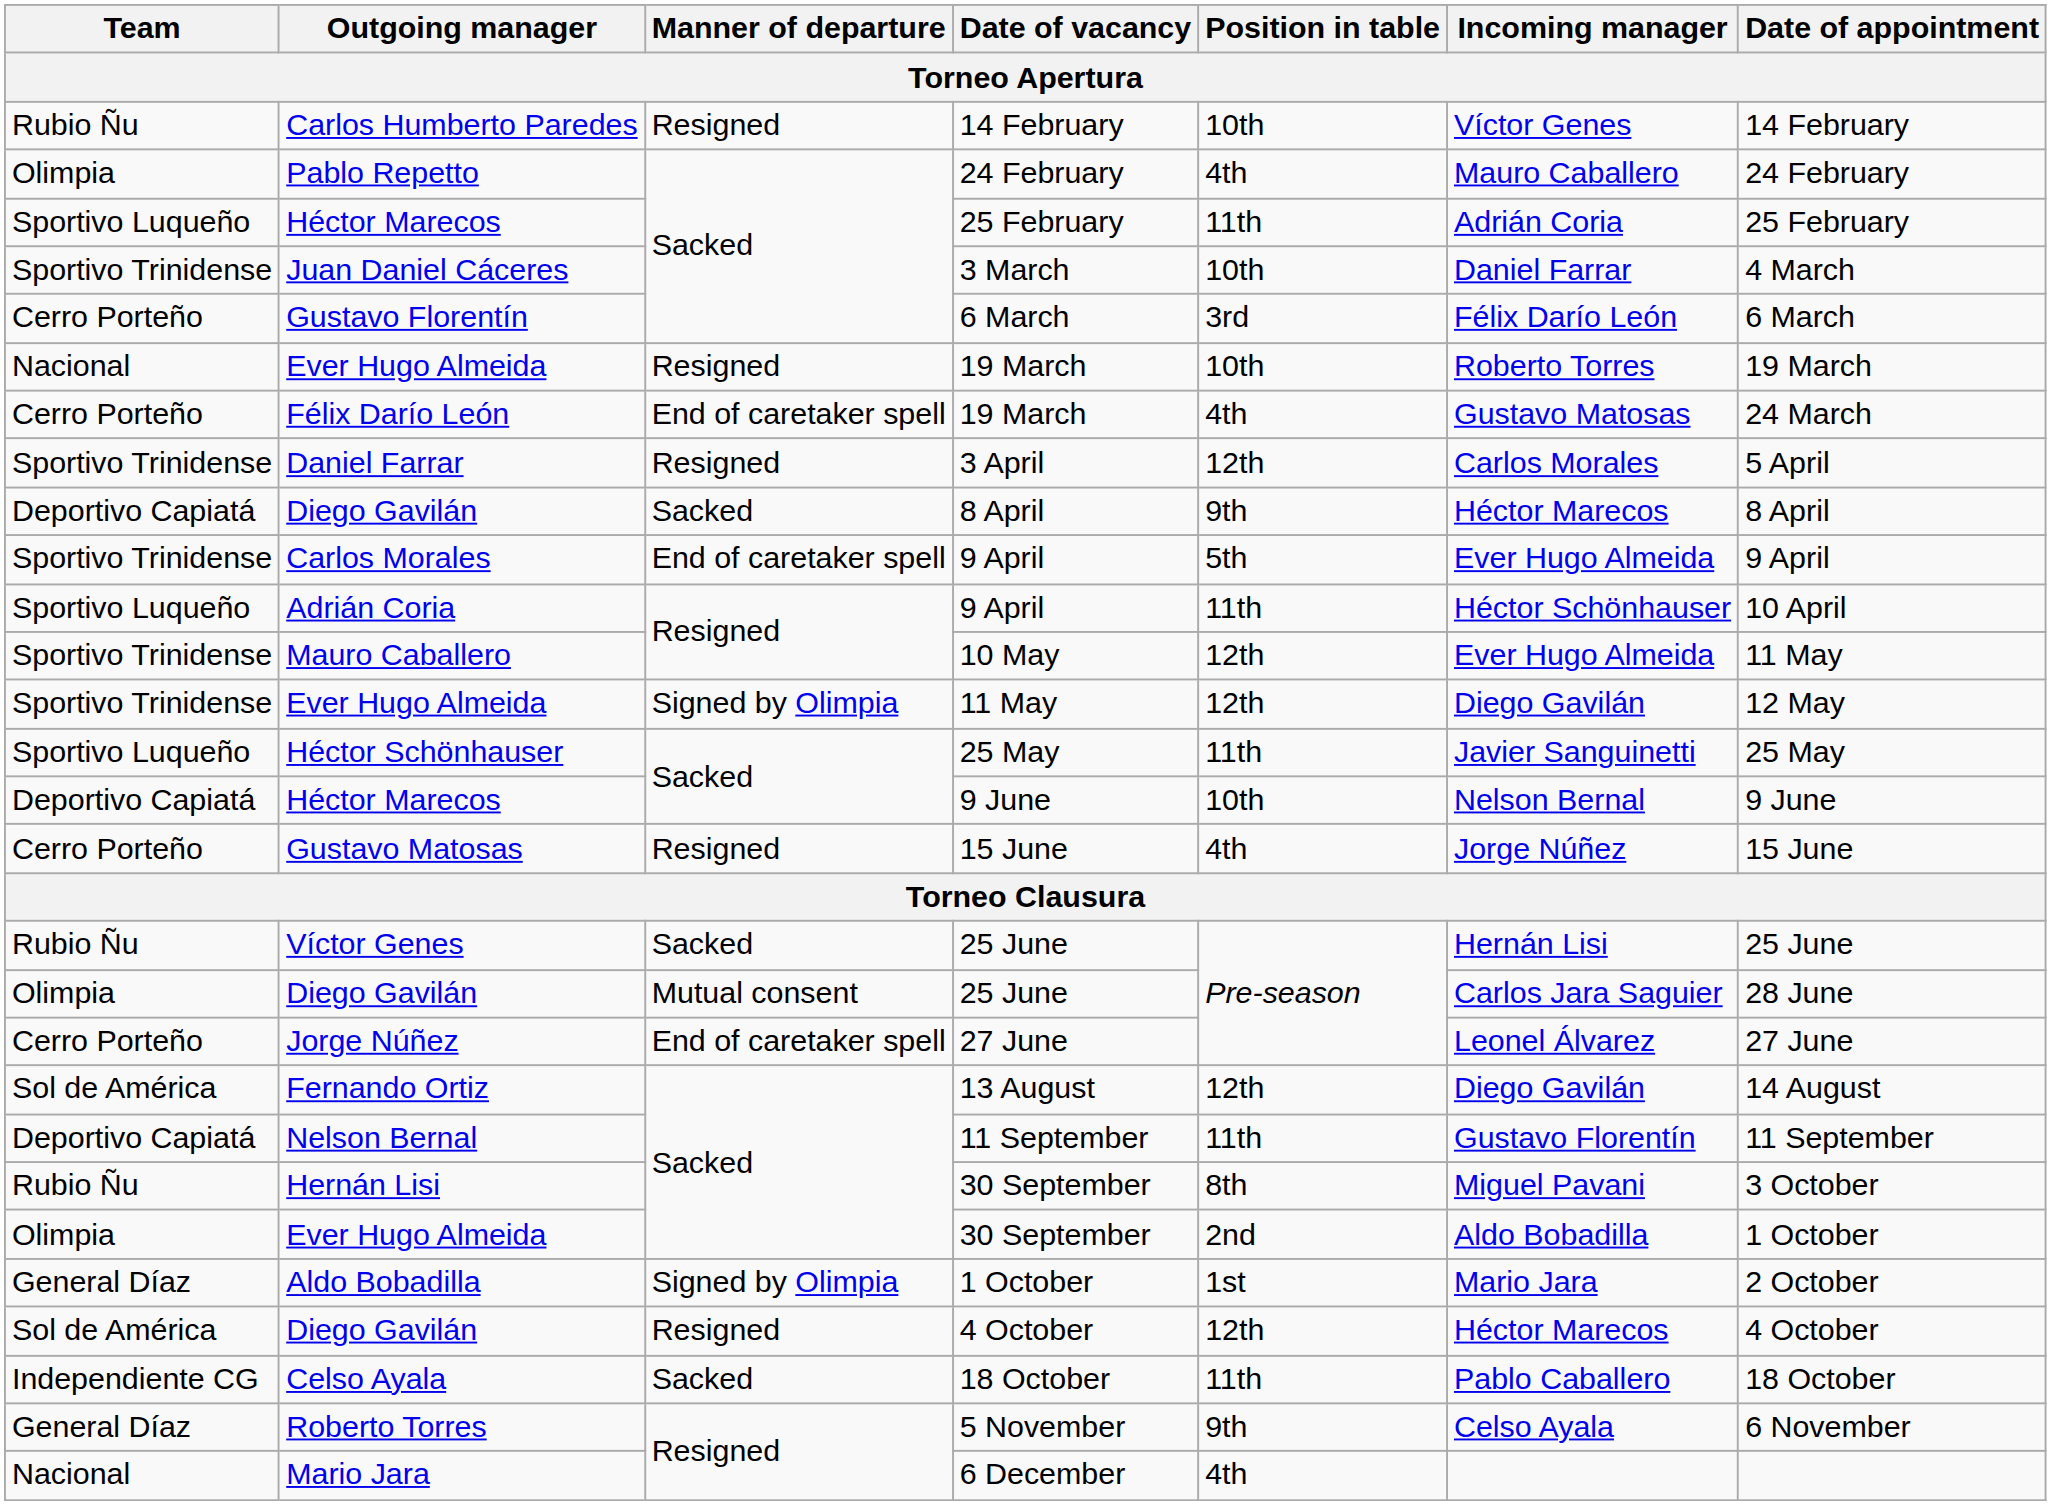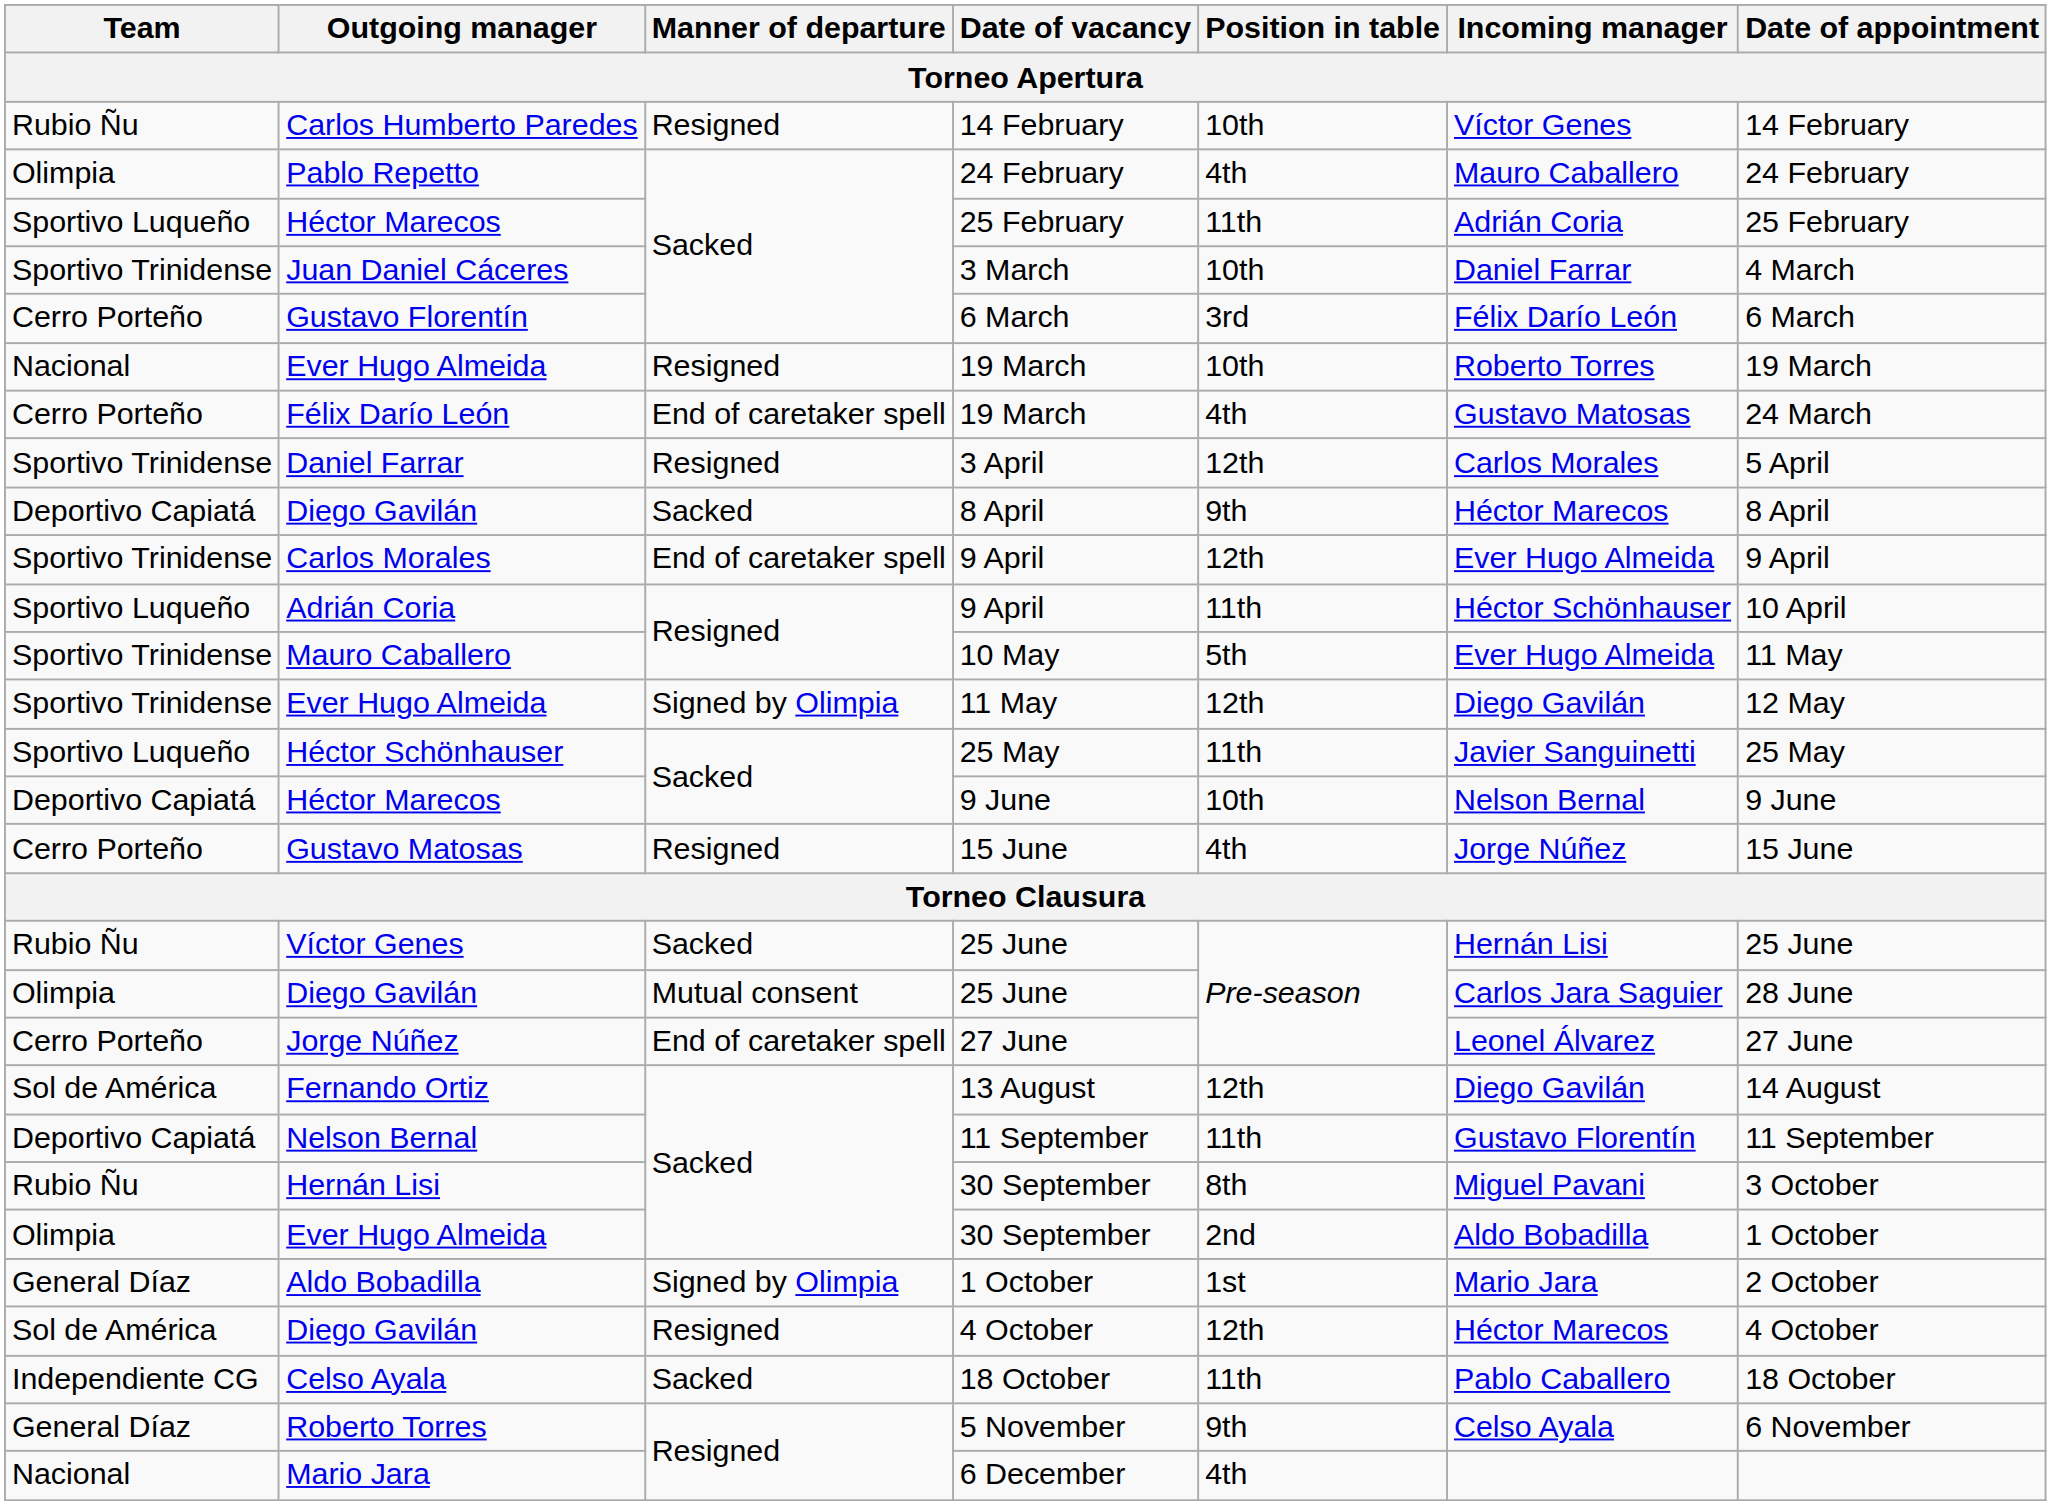(1226, 558) 5th -> (1235, 558) 12th
(1235, 655) 12th -> (1226, 655) 5th
